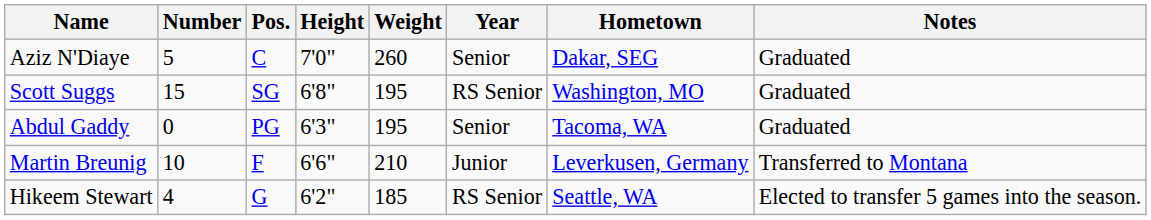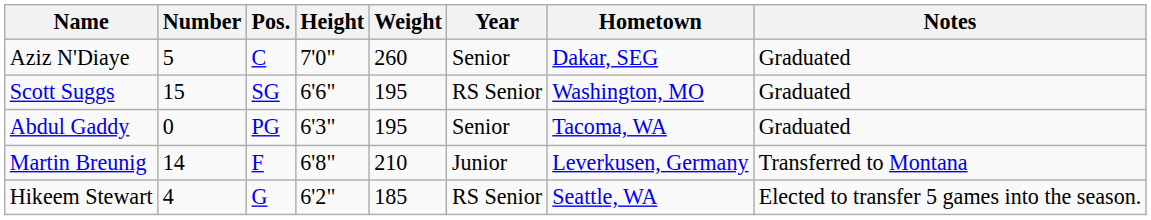(318, 92) 6'8" -> (318, 92) 6'6"
(174, 162) 10 -> (174, 162) 14
(318, 162) 6'6" -> (318, 162) 6'8"
